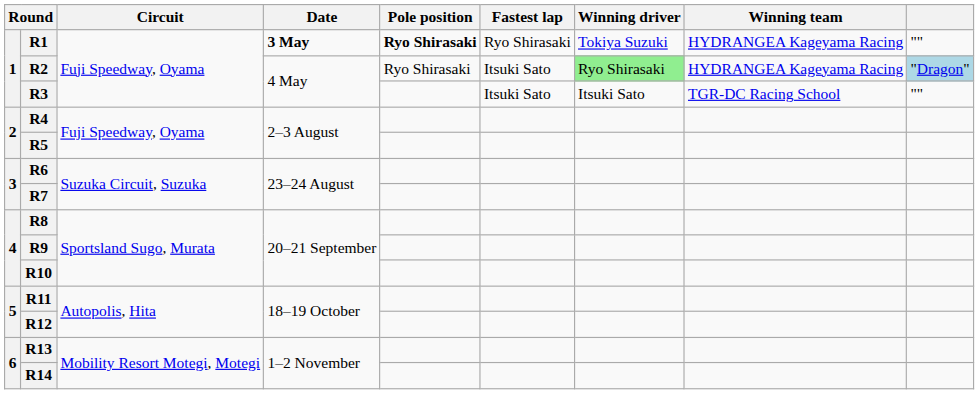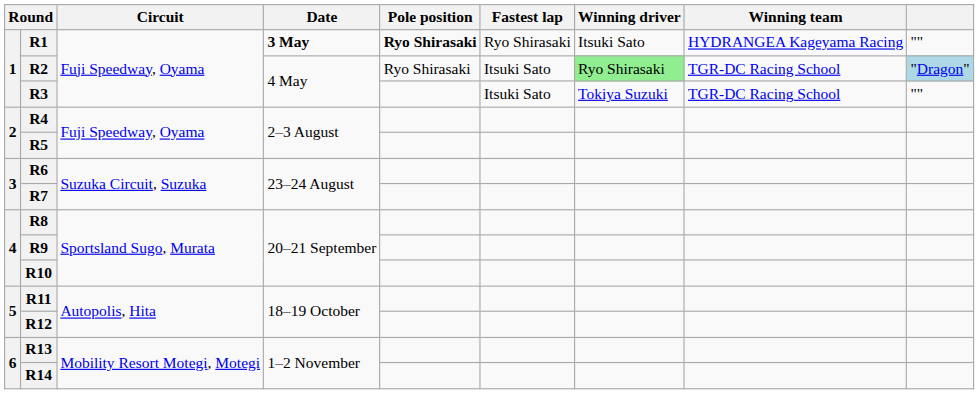(623, 42) Tokiya Suzuki -> (611, 42) Itsuki Sato
(796, 68) HYDRANGEA Kageyama Racing -> (764, 68) TGR-DC Racing School
(611, 93) Itsuki Sato -> (623, 93) Tokiya Suzuki
